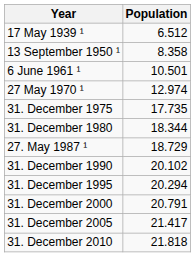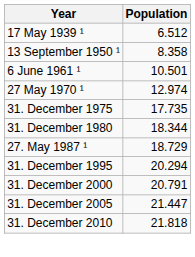- row: (60, 166)
(169, 223) 21.417 -> (169, 204) 21.447
